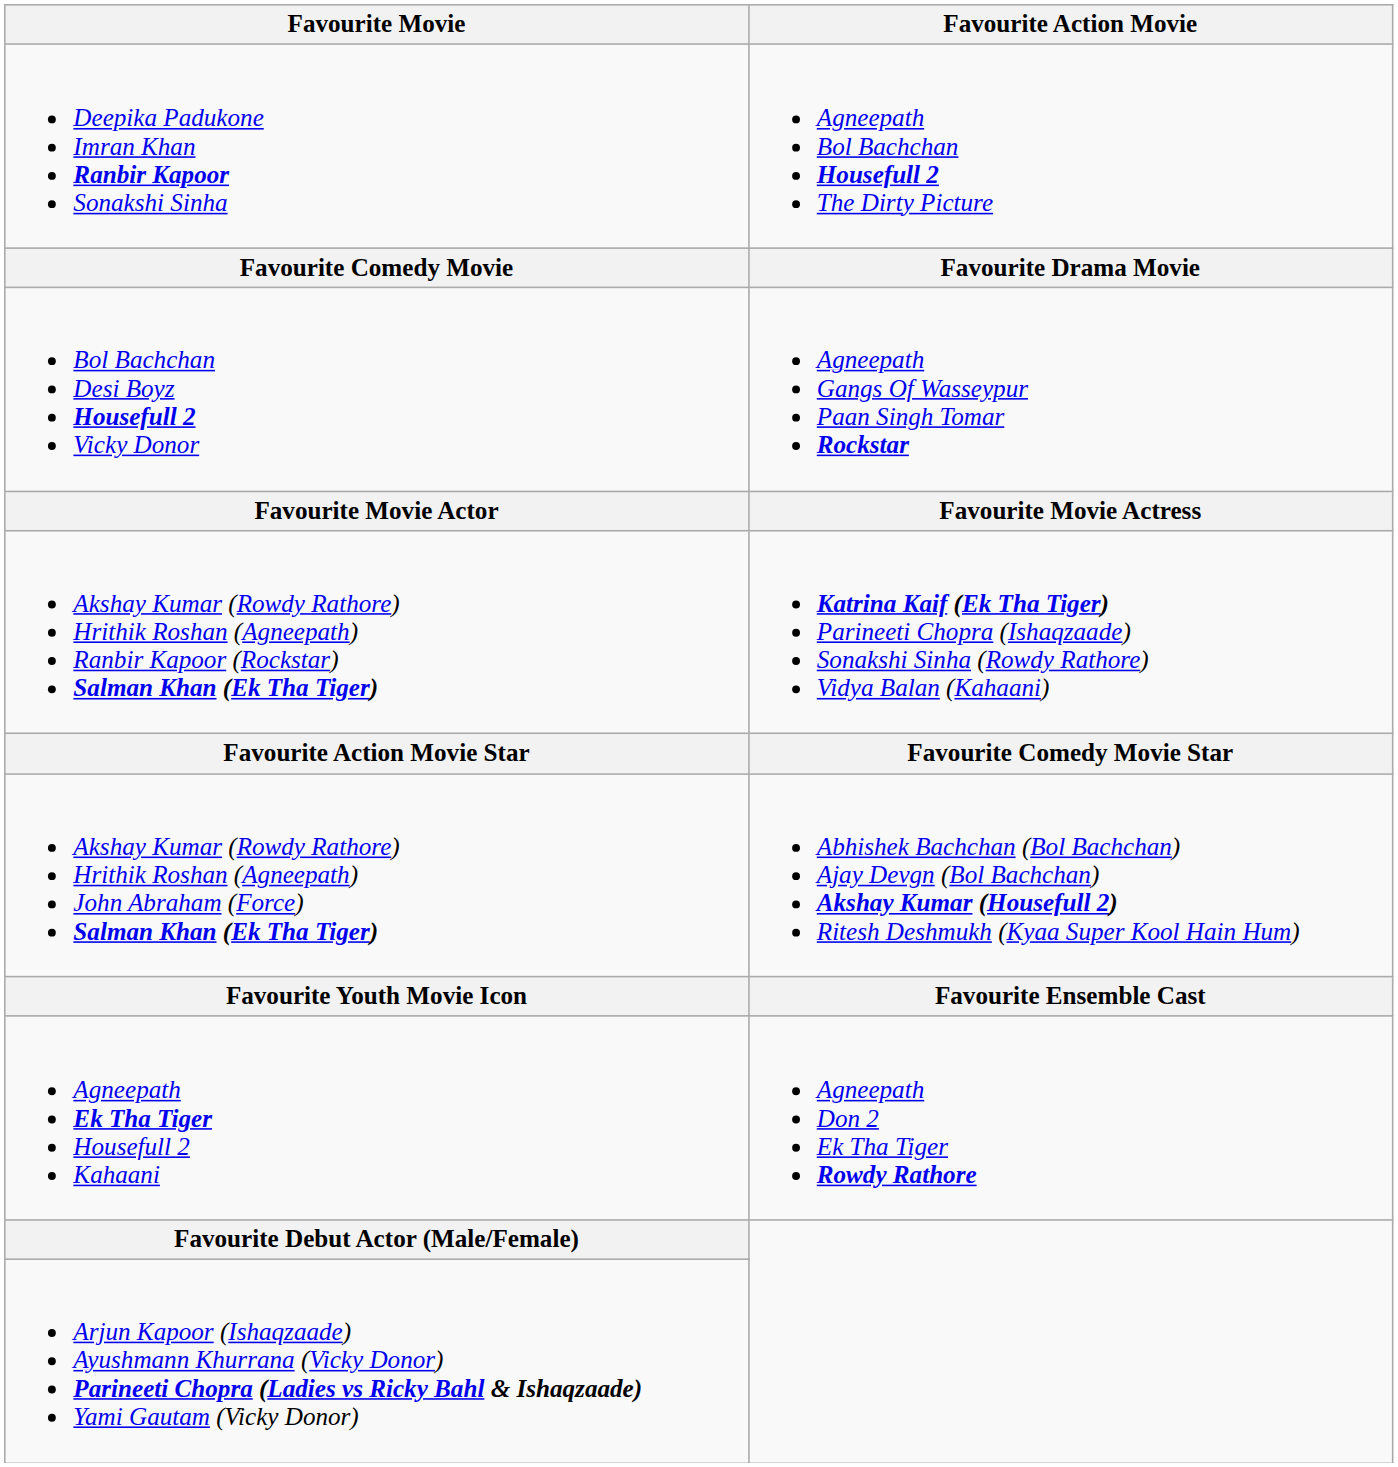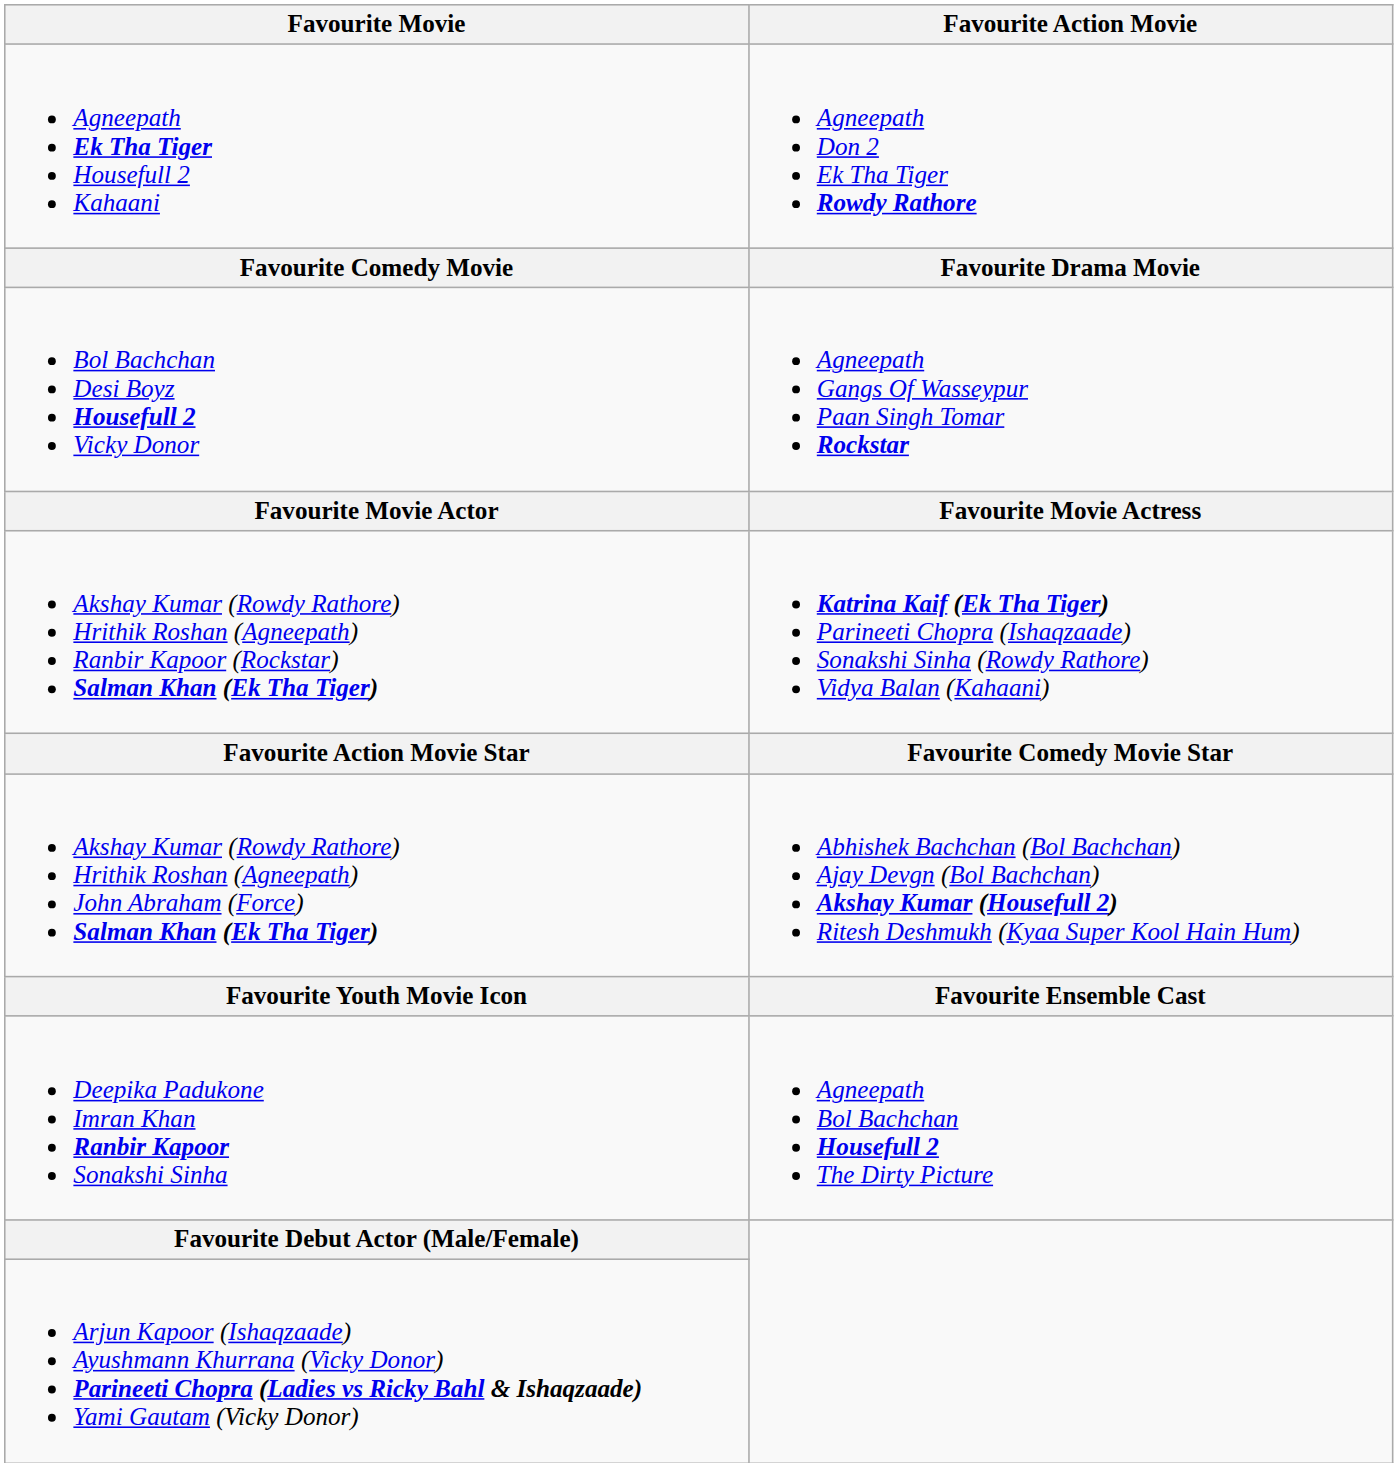rows swapped: (376, 1132) <-> (376, 160)
